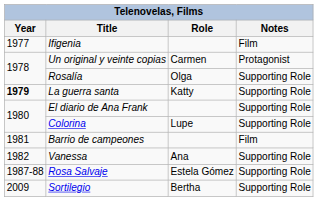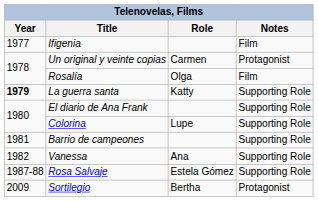(275, 76) Supporting Role -> (248, 76) Film
(248, 140) Film -> (275, 140) Supporting Role
(275, 188) Supporting Role -> (264, 188) Protagonist
